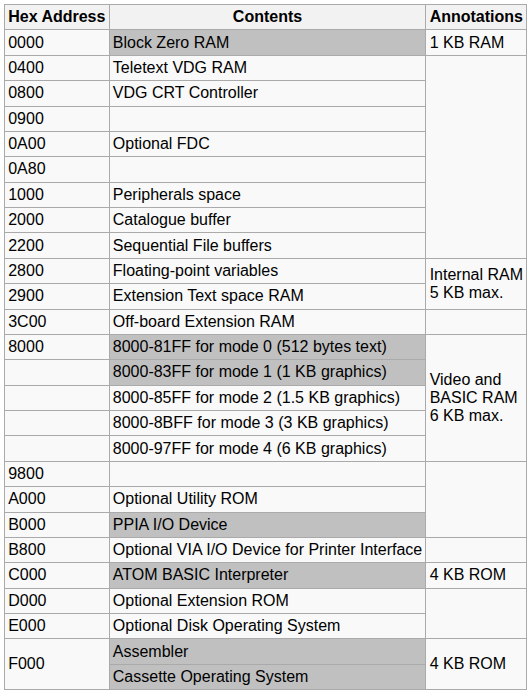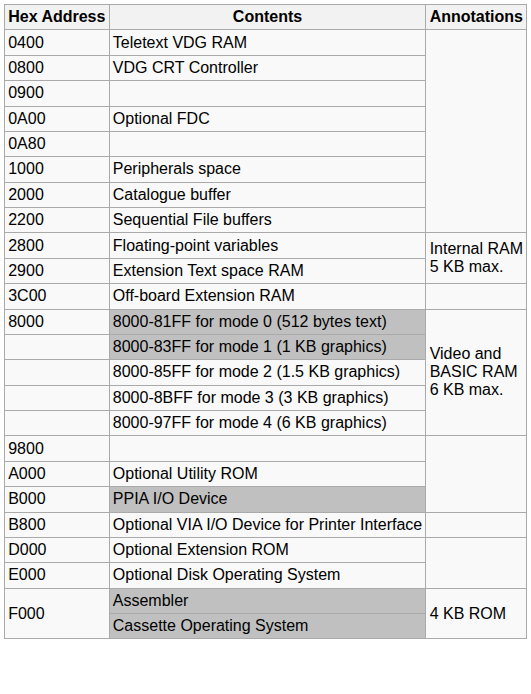- row: (26, 42)
- row: (27, 575)
